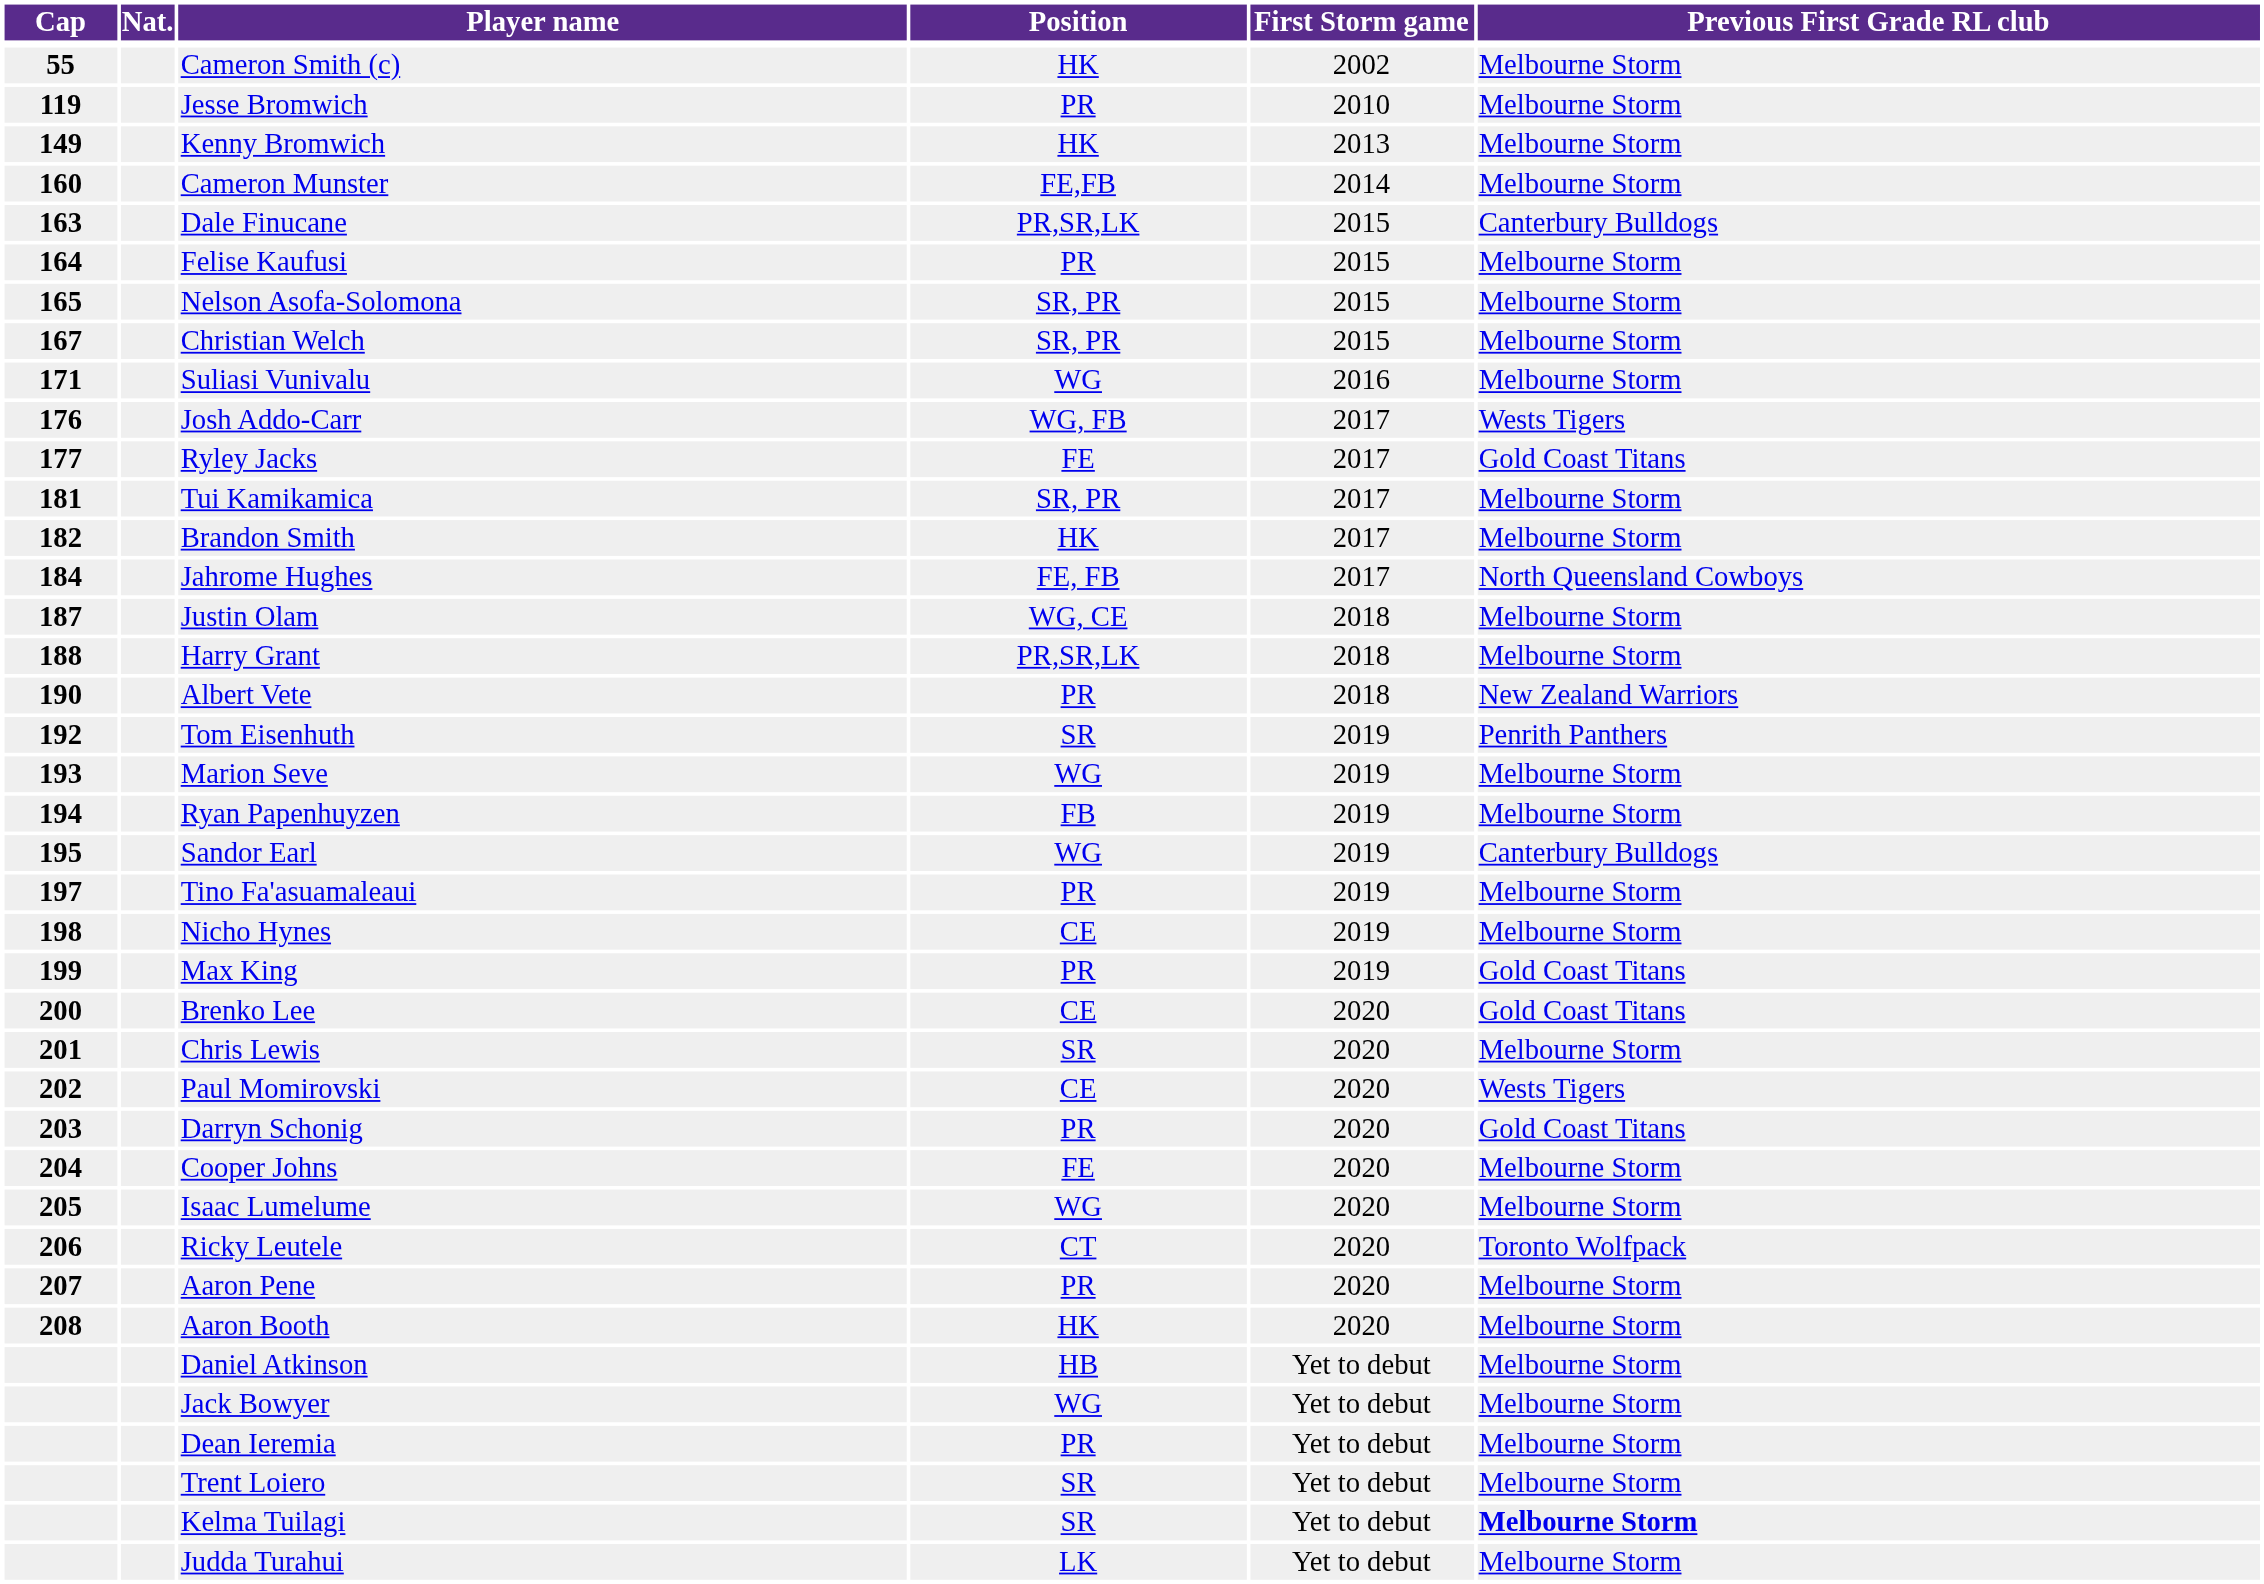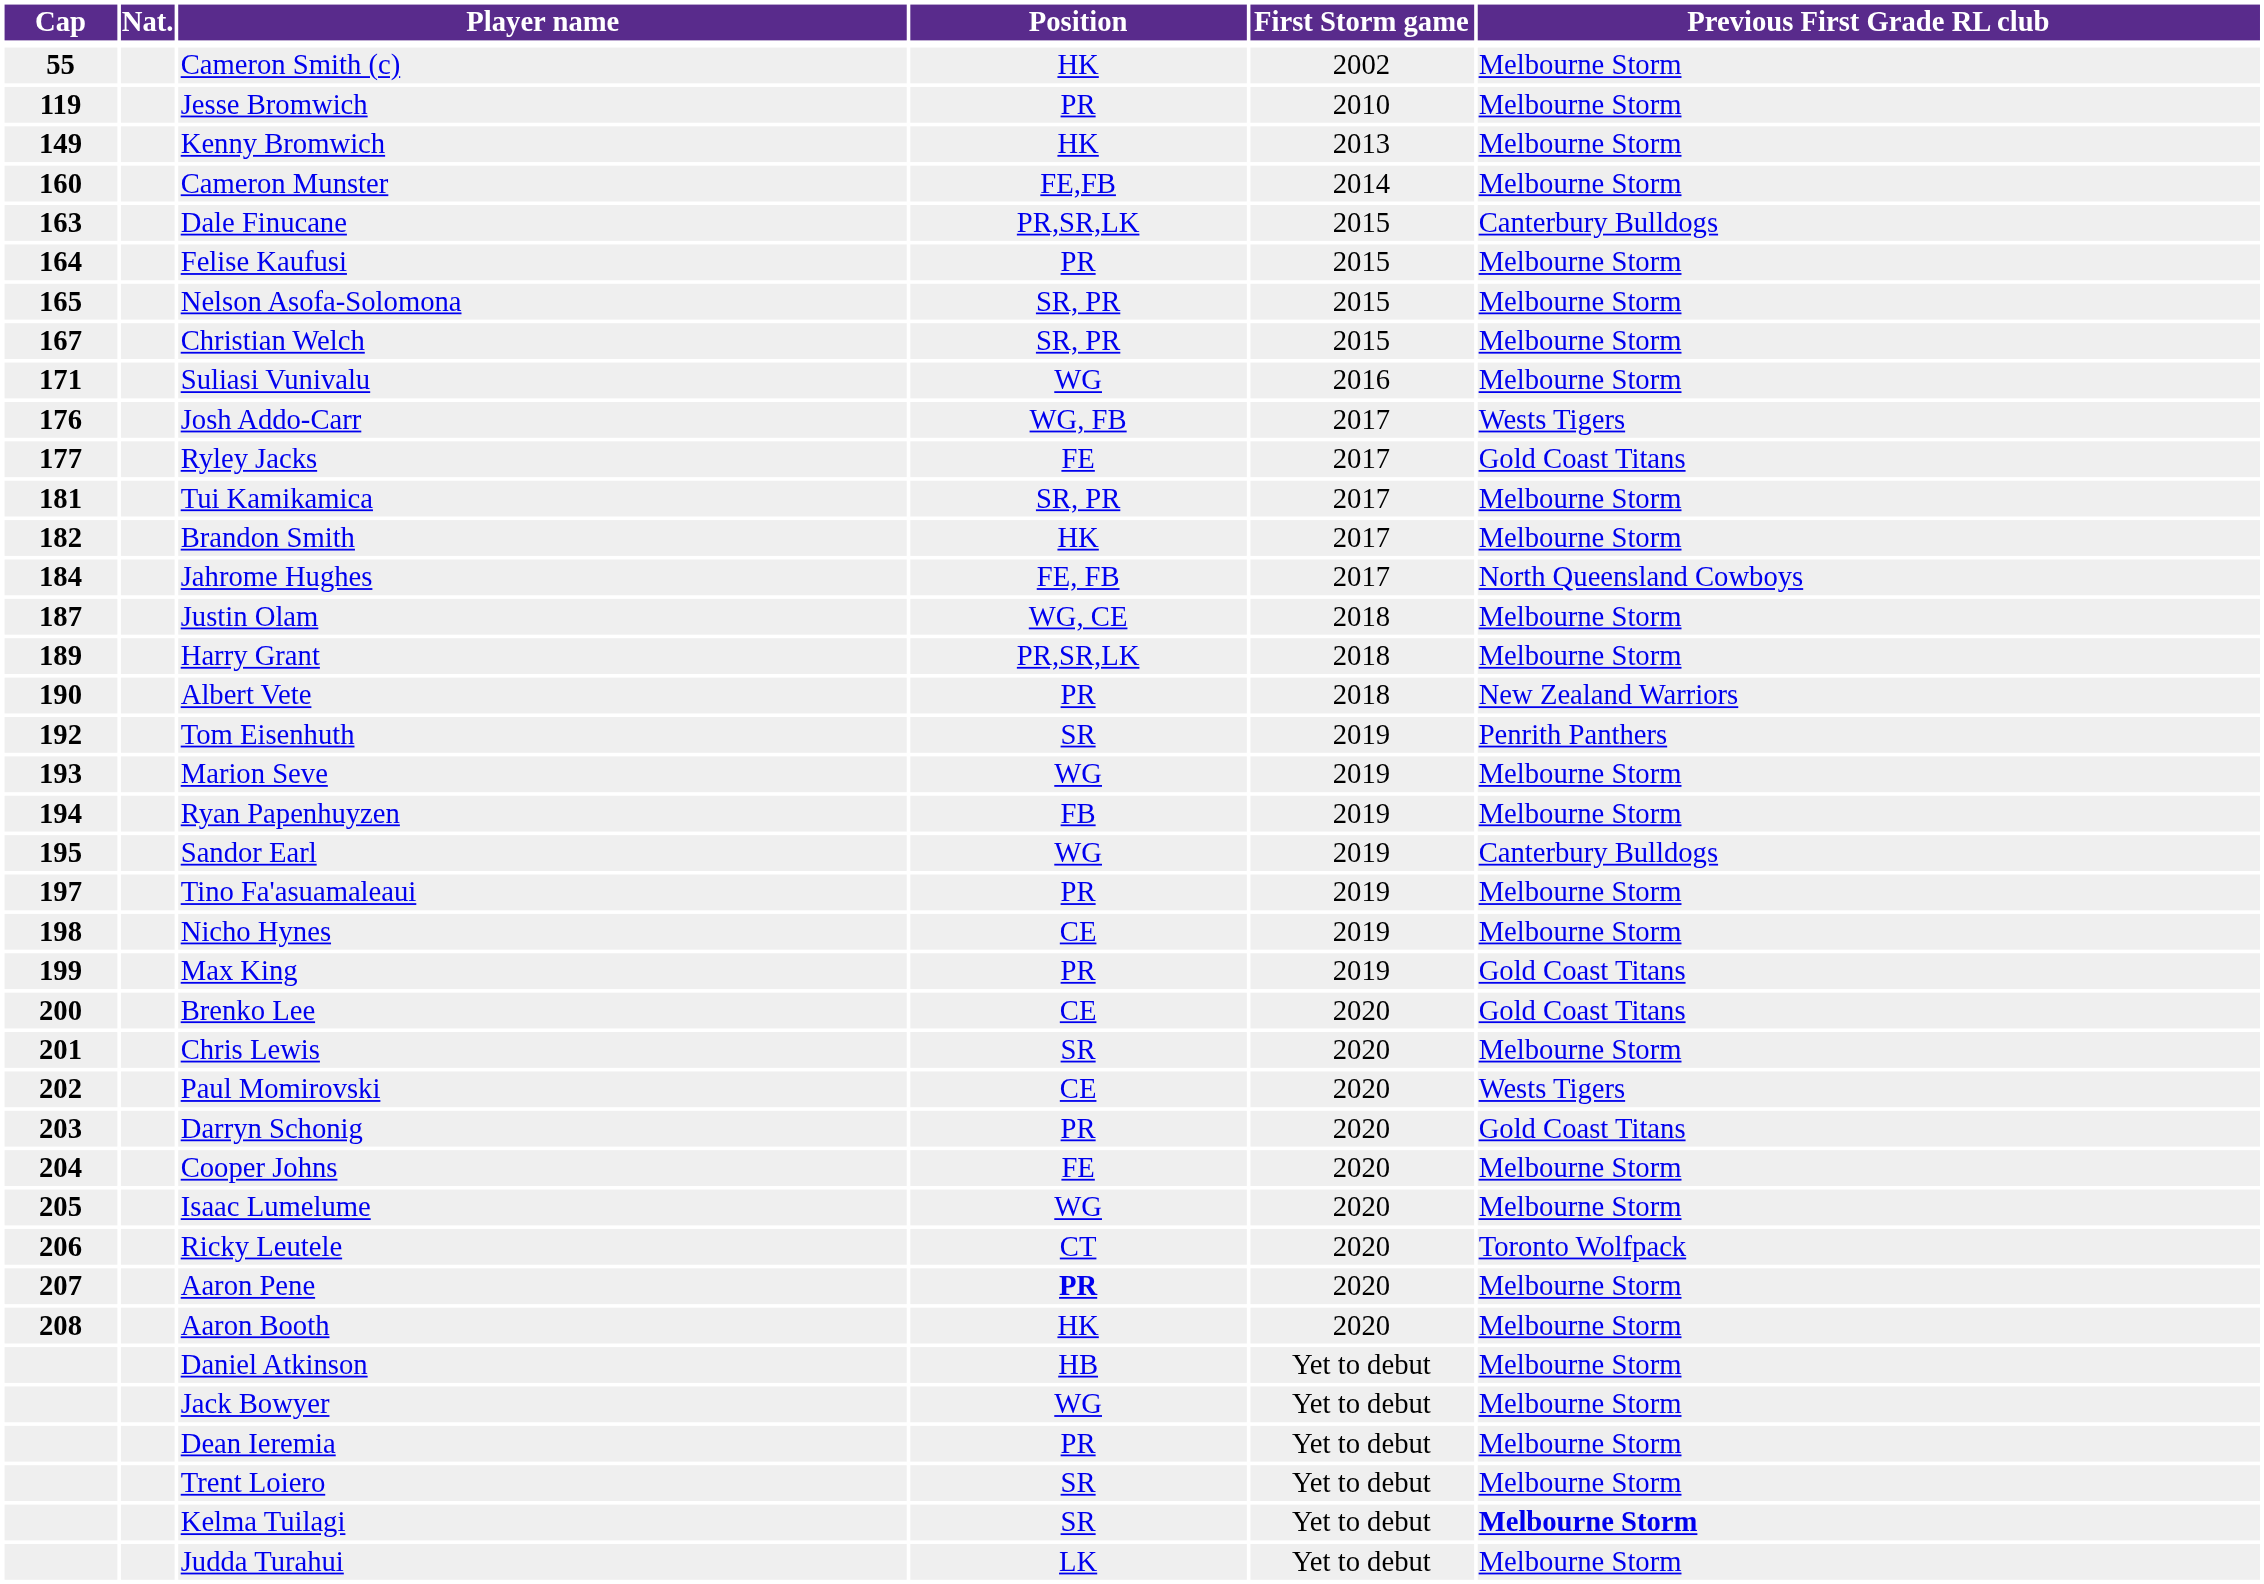(61, 655) 188 -> (61, 655) 189
(1078, 1285) normal -> (1078, 1285) bold
